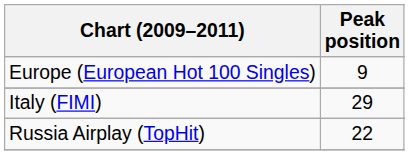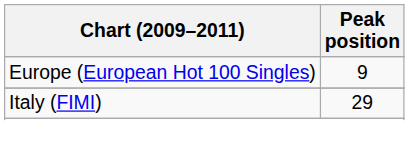- row: (107, 133)
